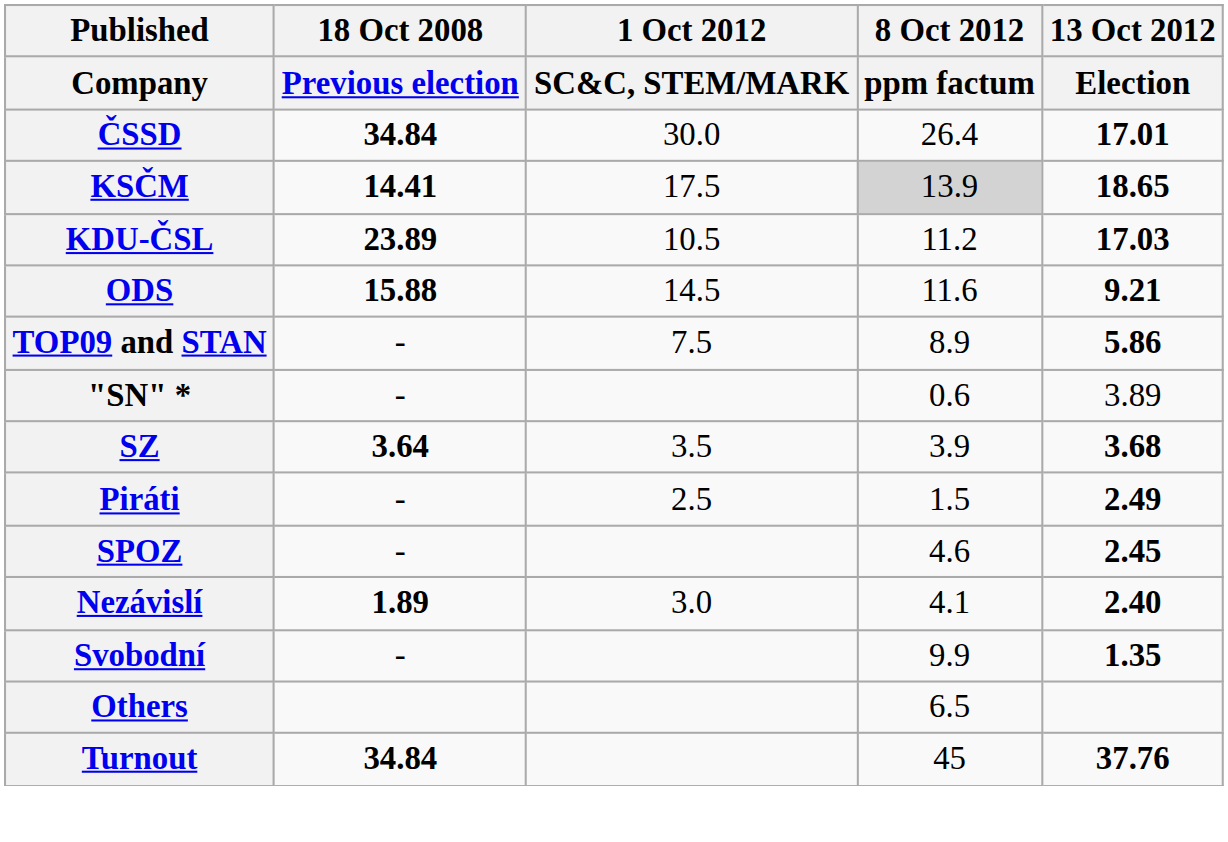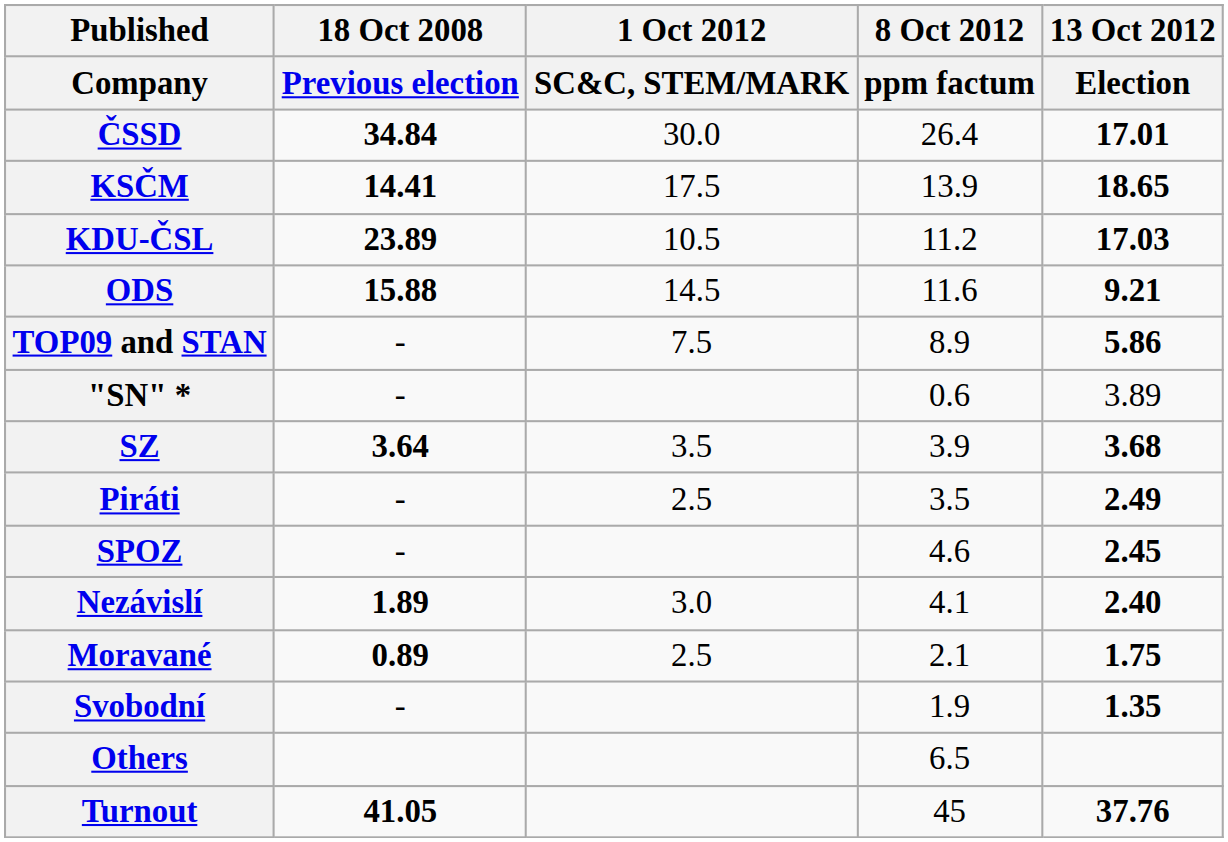(950, 186) lightgrey background -> (950, 186) no background
(950, 498) 1.5 -> (950, 498) 3.5
+ row: (140, 654)
(950, 654) 9.9 -> (950, 706) 1.9
(400, 758) 34.84 -> (400, 810) 41.05
